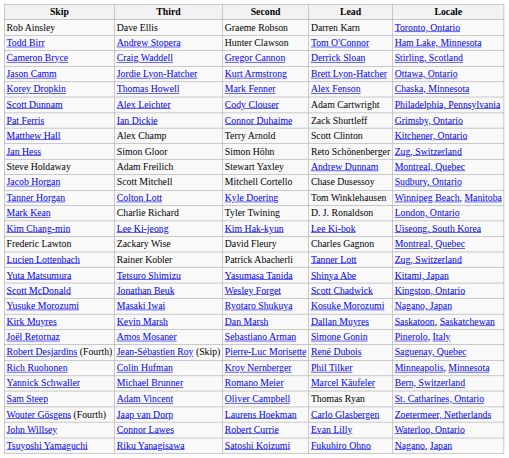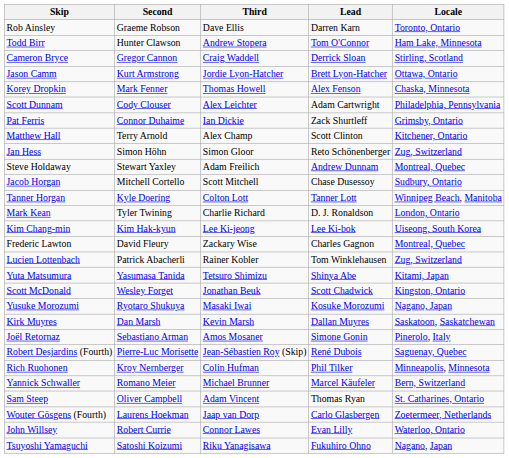columns swapped: (169, 12) <-> (266, 12)
(349, 197) Tom Winklehausen -> (334, 197) Tanner Lott
(334, 259) Tanner Lott -> (349, 259) Tom Winklehausen
